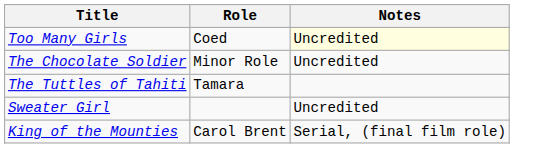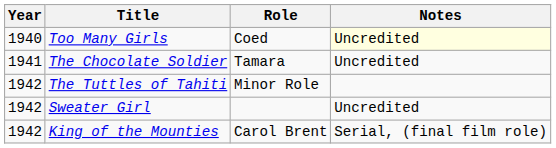+ column: (25, 16)
(236, 62) Minor Role -> (260, 62) Tamara
(219, 85) Tamara -> (277, 85) Minor Role
